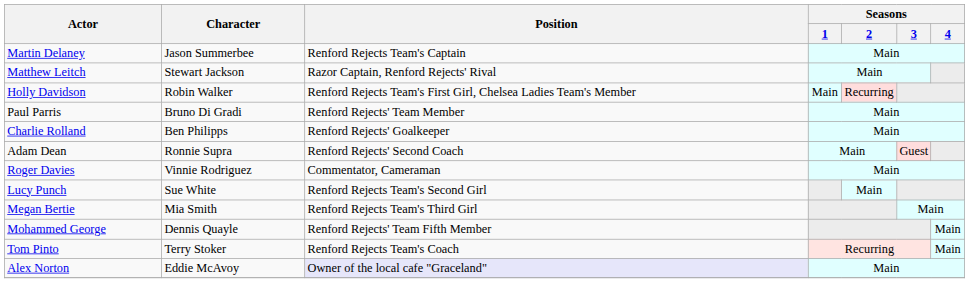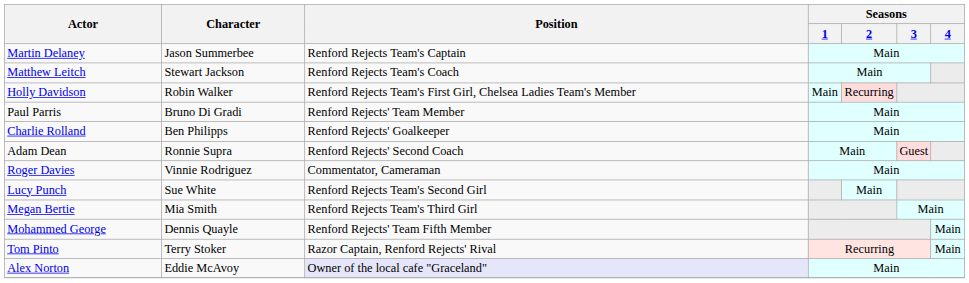(402, 72) Razor Captain, Renford Rejects' Rival -> (383, 72) Renford Rejects Team's Coach
(383, 248) Renford Rejects Team's Coach -> (402, 248) Razor Captain, Renford Rejects' Rival
